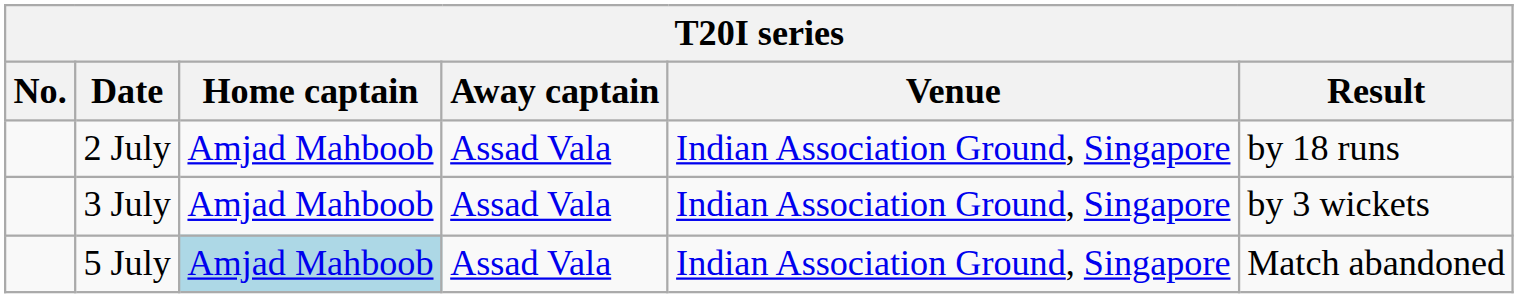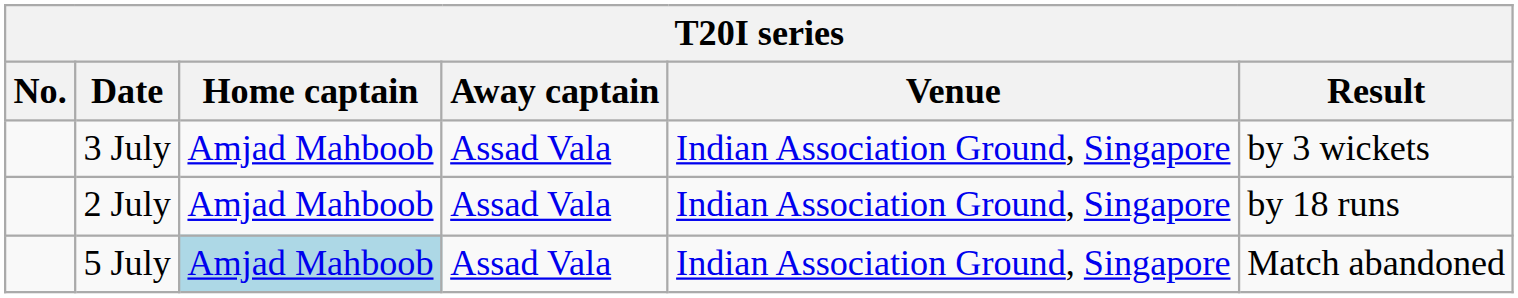rows swapped: (127, 147) <-> (127, 205)
